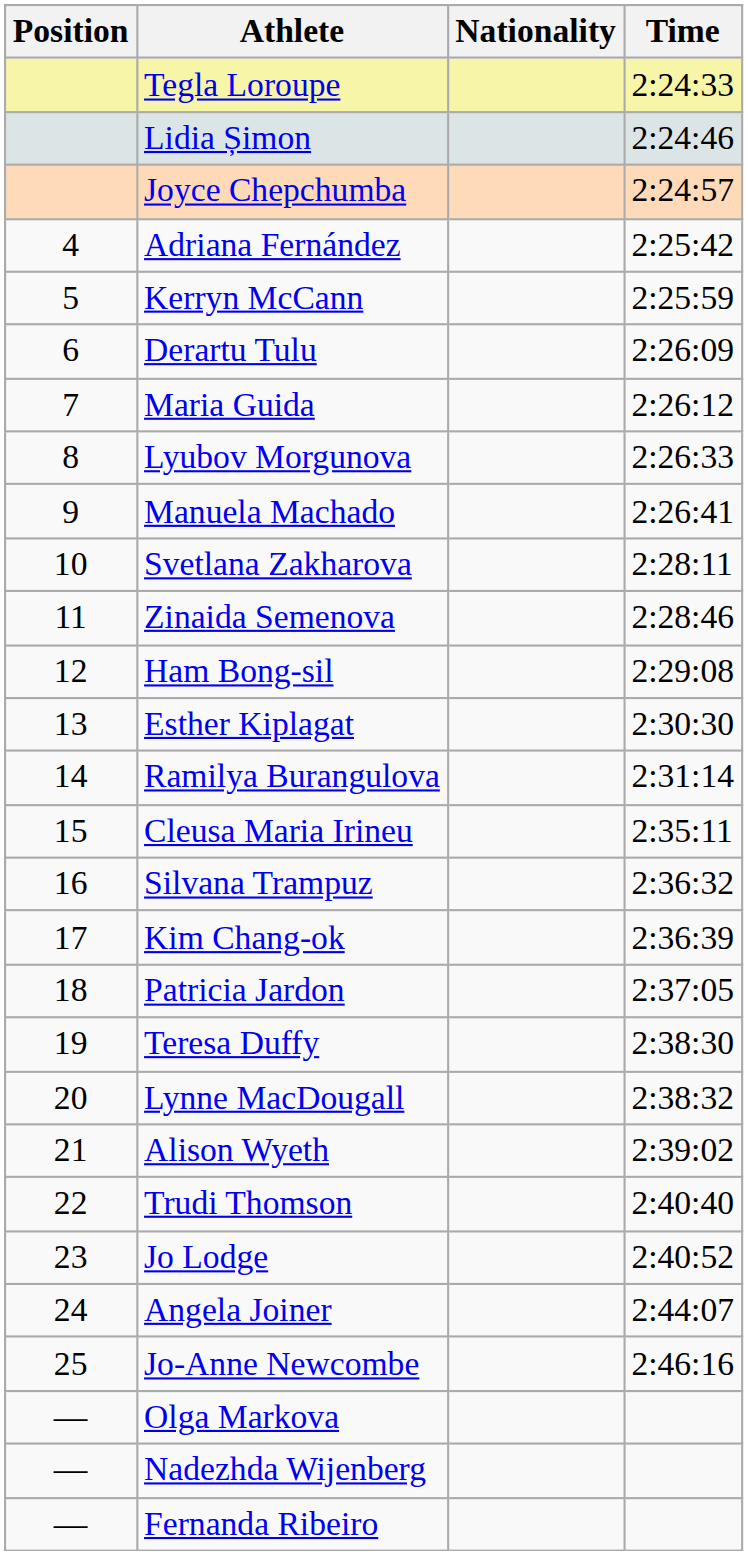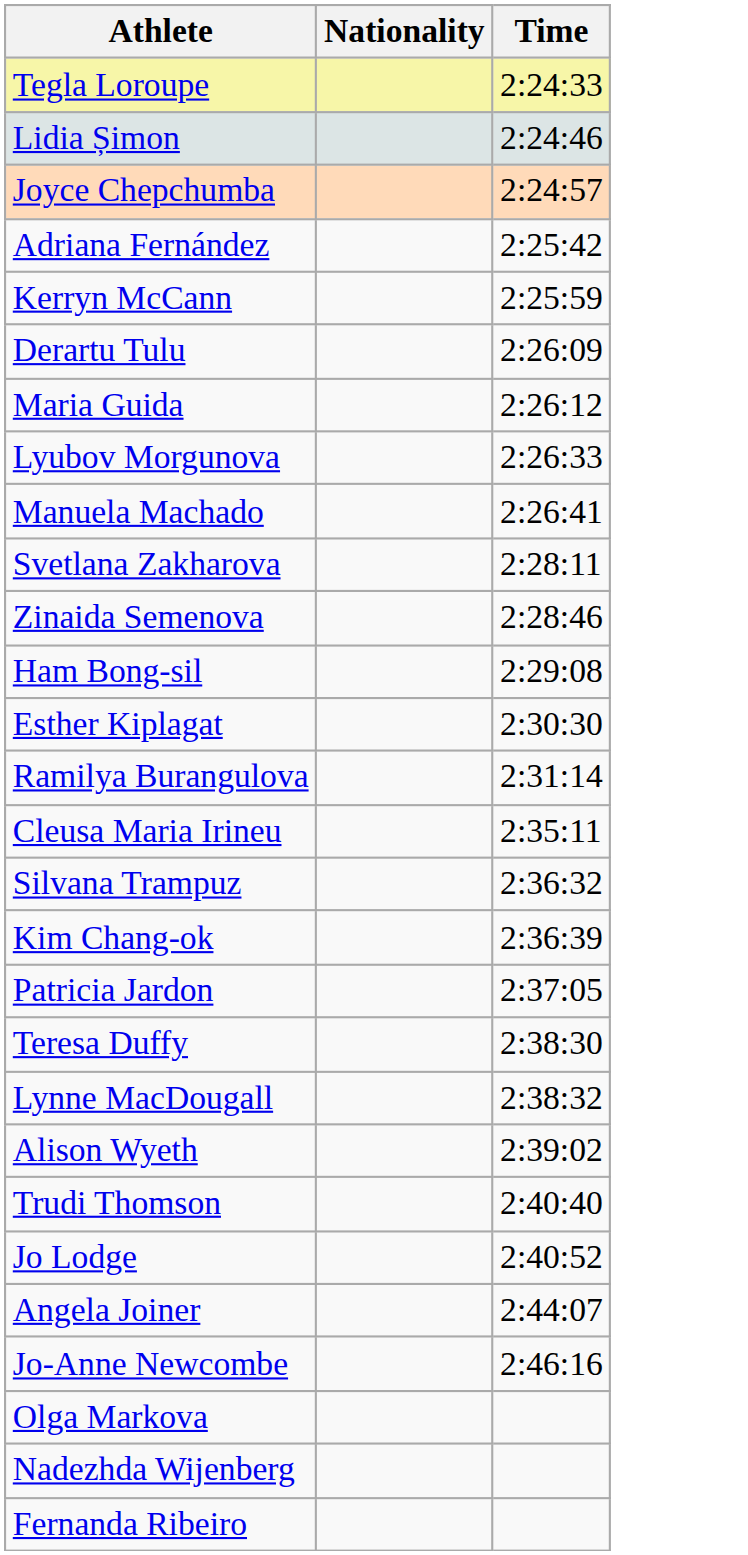- column: (71, 31)
